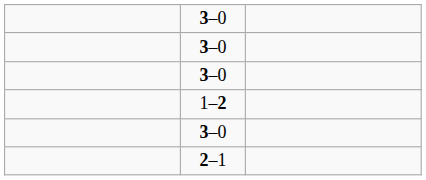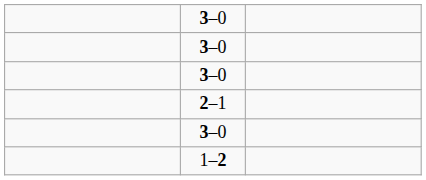rows swapped: (93, 161) <-> (93, 104)
